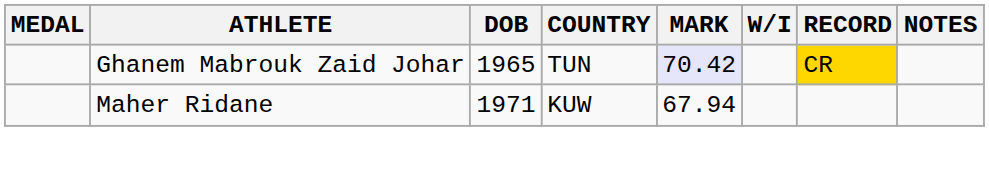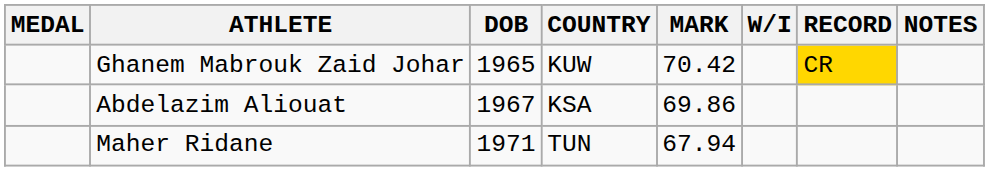(569, 65) TUN -> (569, 65) KUW
(699, 65) lavender background -> (699, 65) no background
+ row: (222, 105)
(569, 105) KUW -> (569, 145) TUN
